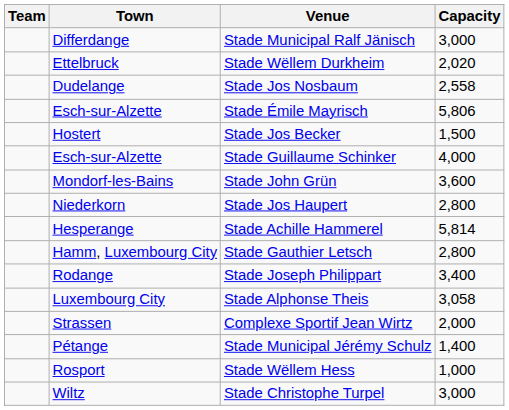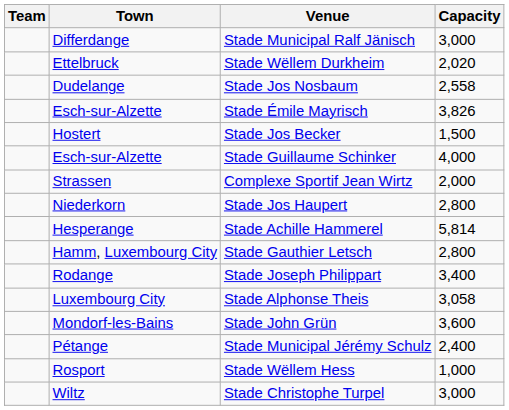(457, 110) 5,806 -> (457, 110) 3,826
rows swapped: (280, 181) <-> (318, 323)
(457, 346) 1,400 -> (457, 346) 2,400
